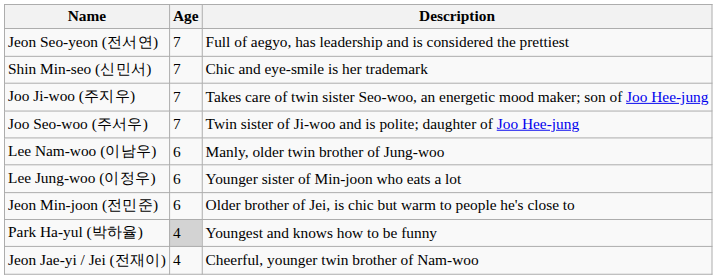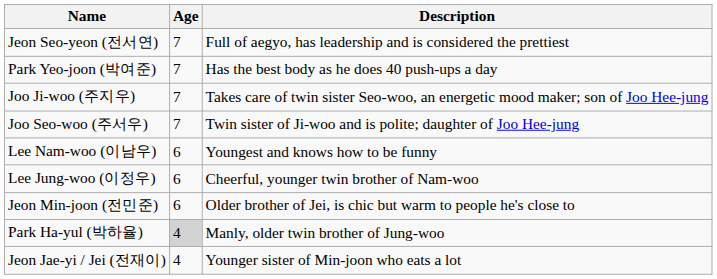- row: (80, 69)
+ row: (82, 69)
(325, 151) Manly, older twin brother of Jung-woo -> (321, 151) Youngest and knows how to be funny
(333, 178) Younger sister of Min-joon who eats a lot -> (342, 178) Cheerful, younger twin brother of Nam-woo
(321, 233) Youngest and knows how to be funny -> (325, 233) Manly, older twin brother of Jung-woo
(342, 260) Cheerful, younger twin brother of Nam-woo -> (333, 260) Younger sister of Min-joon who eats a lot
